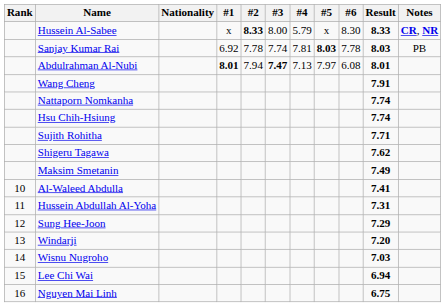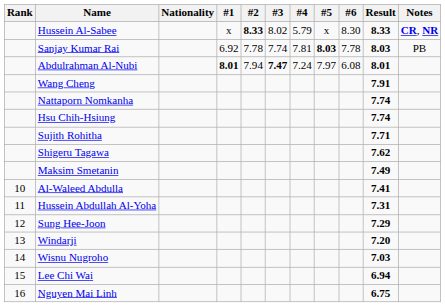(278, 30) 8.00 -> (278, 30) 8.02
(302, 65) 7.13 -> (302, 65) 7.24
